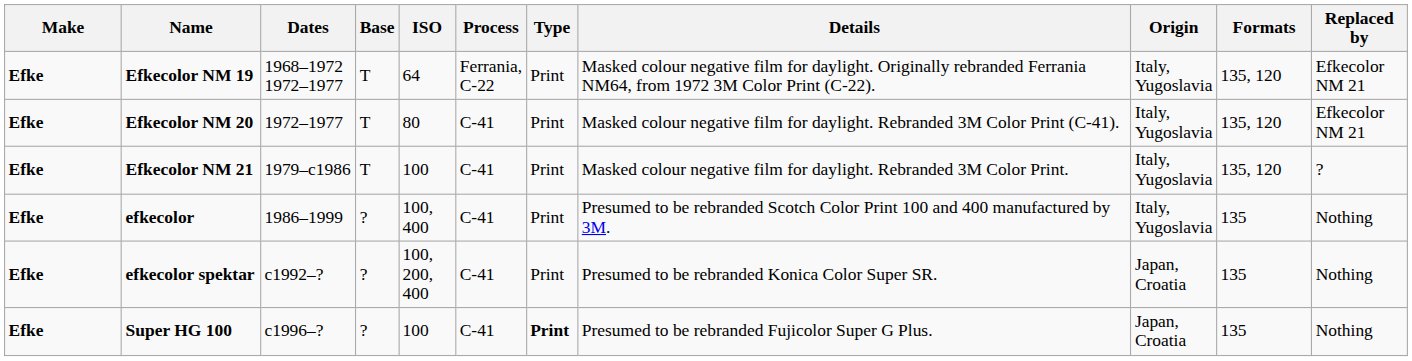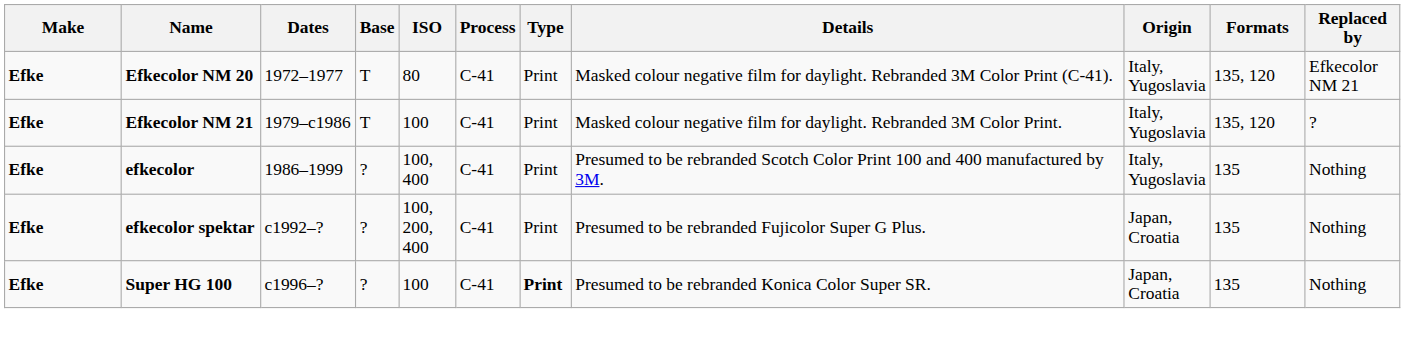- row: (189, 75)
(760, 274) Presumed to be rebranded Konica Color Super SR. -> (751, 227) Presumed to be rebranded Fujicolor Super G Plus.
(757, 331) Presumed to be rebranded Fujicolor Super G Plus. -> (753, 284) Presumed to be rebranded Konica Color Super SR.
